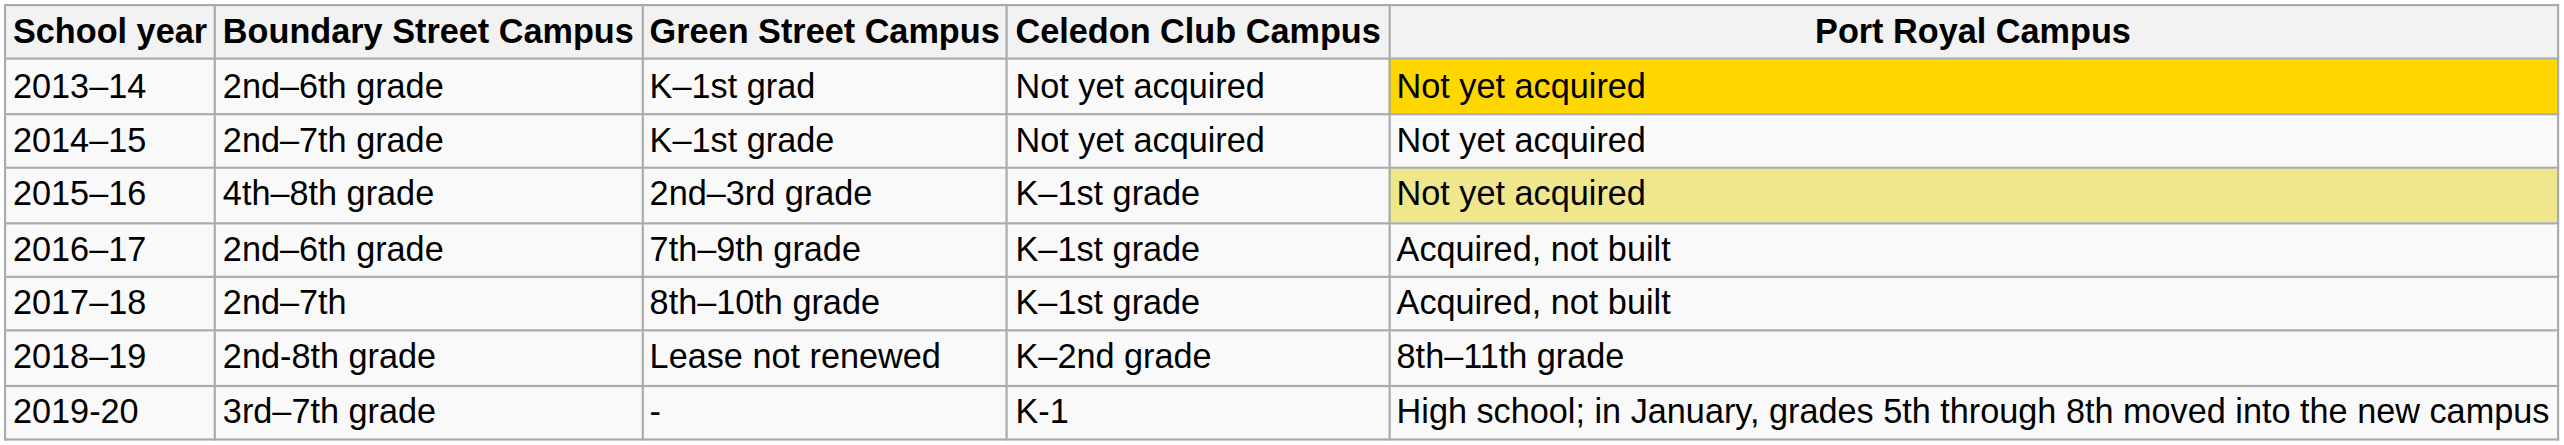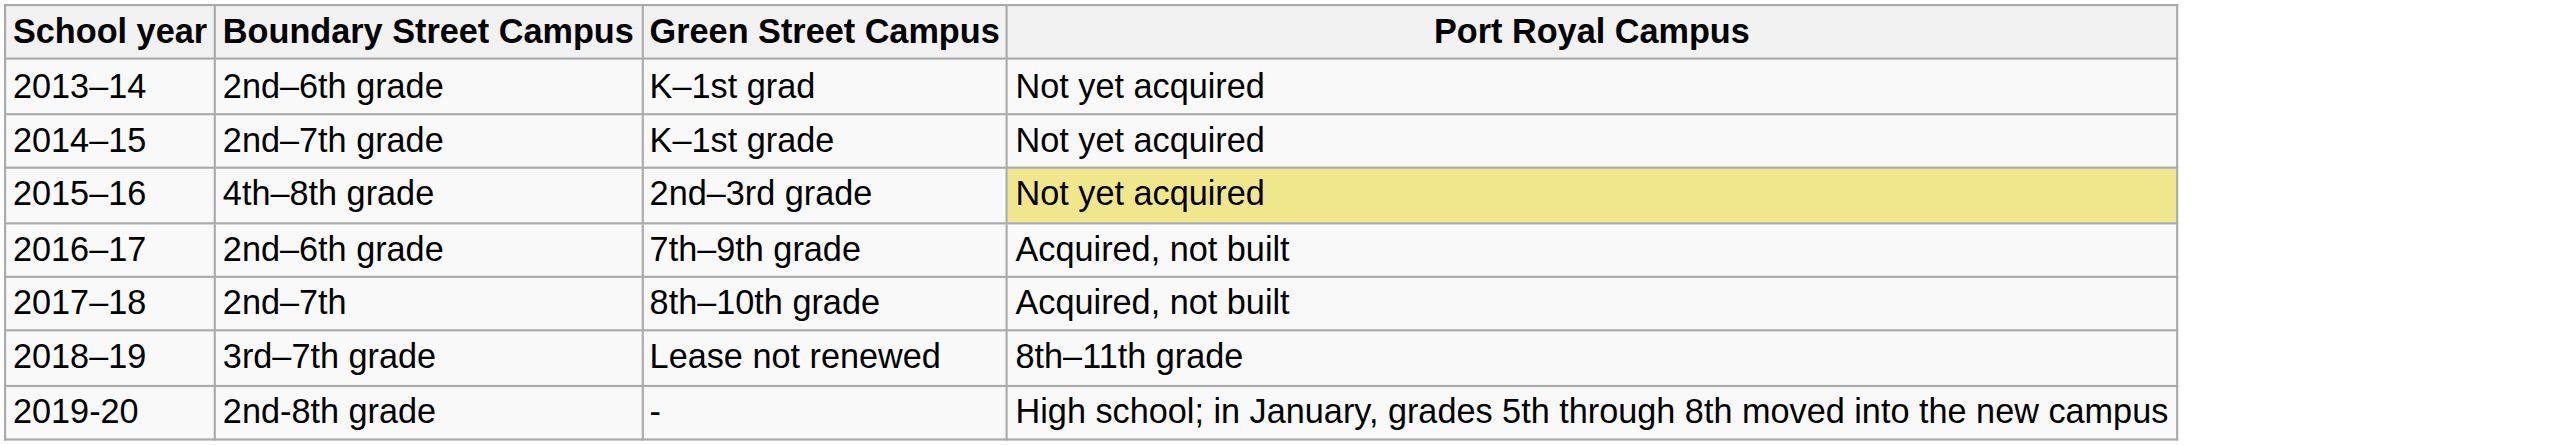- column: (1198, 31)
(1521, 85) gold background -> (1140, 85) no background
(329, 357) 2nd-8th grade -> (329, 357) 3rd–7th grade
(329, 411) 3rd–7th grade -> (329, 411) 2nd-8th grade
